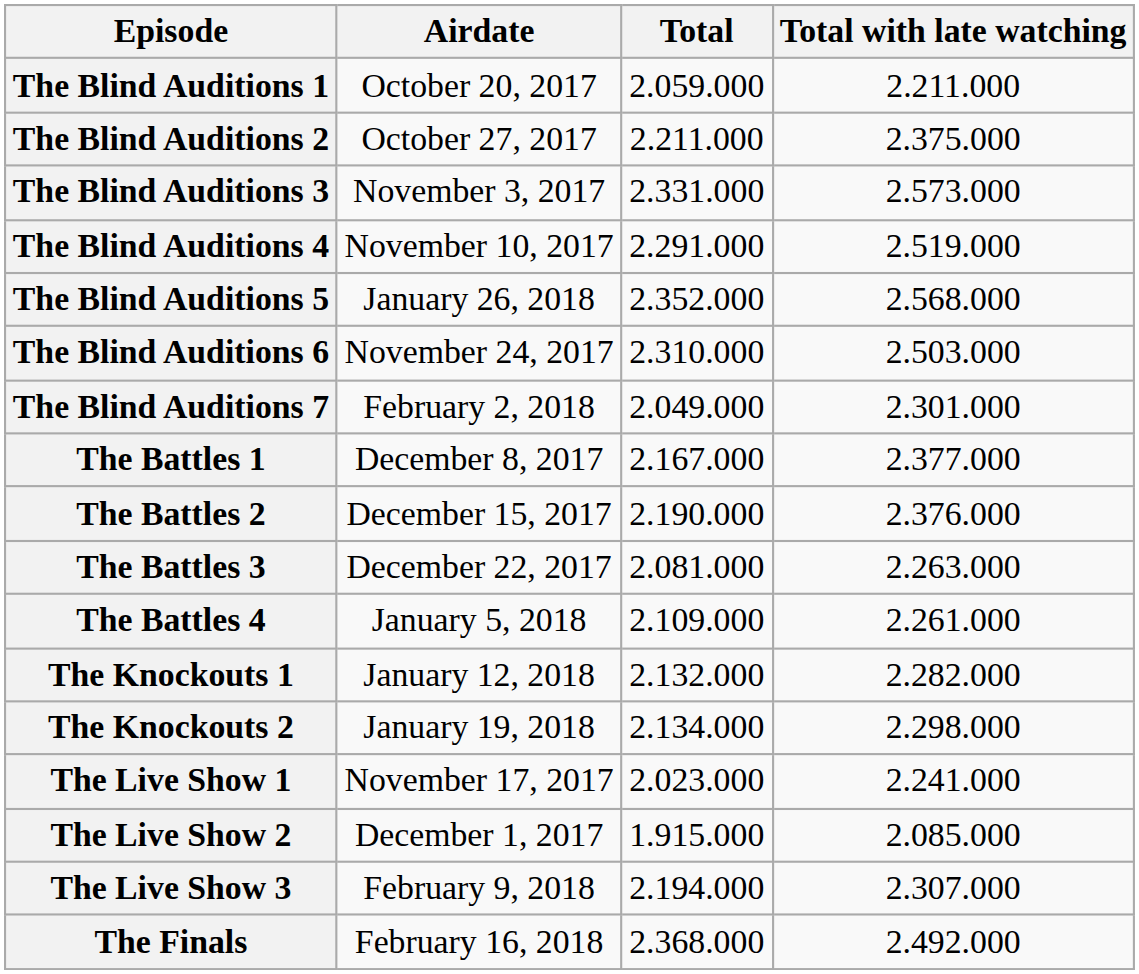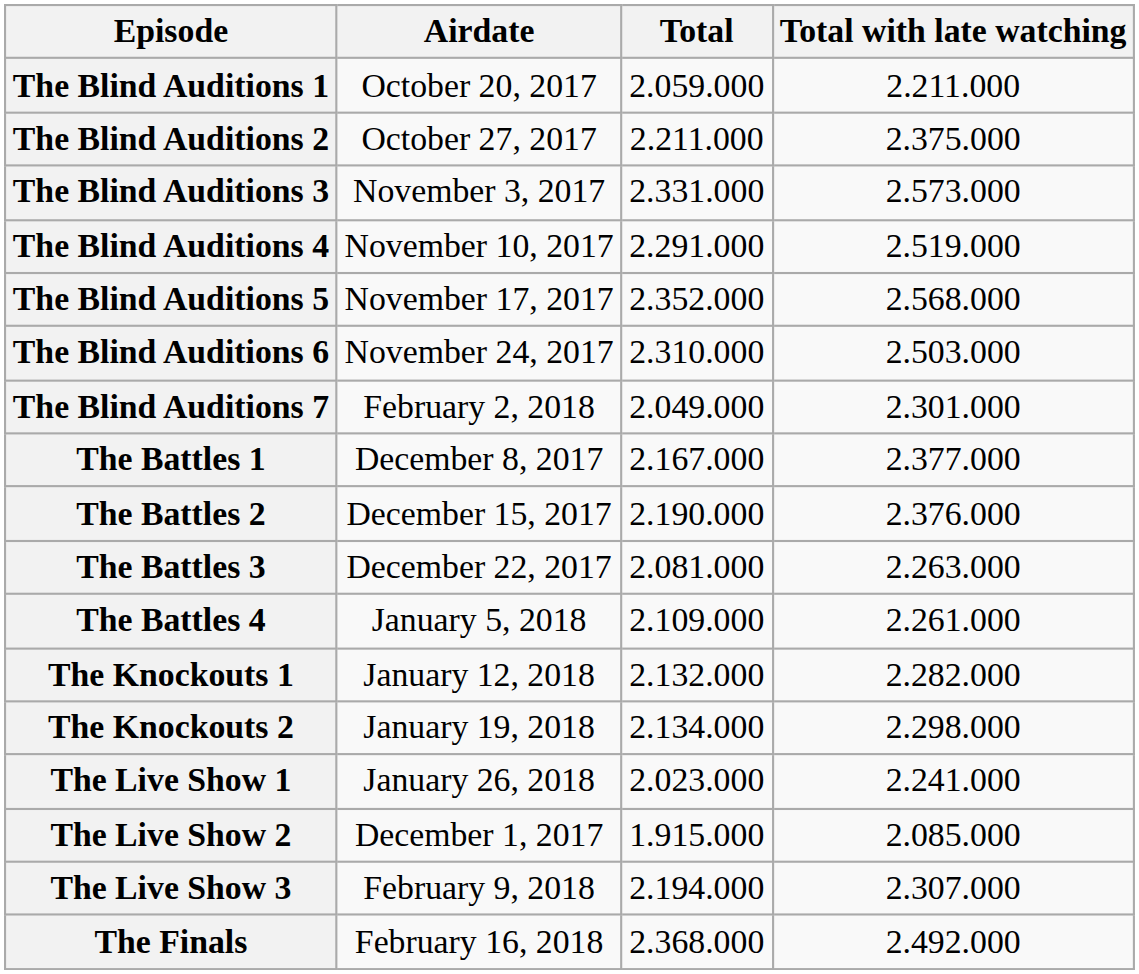(479, 298) January 26, 2018 -> (479, 298) November 17, 2017
(479, 780) November 17, 2017 -> (479, 780) January 26, 2018
